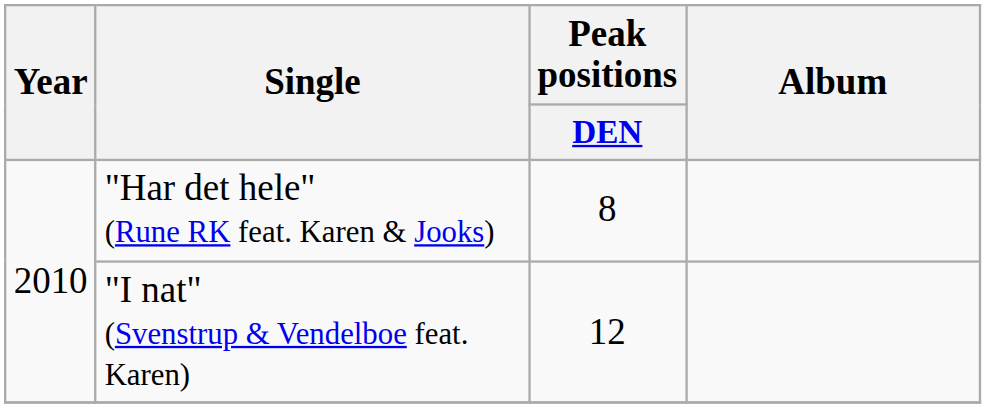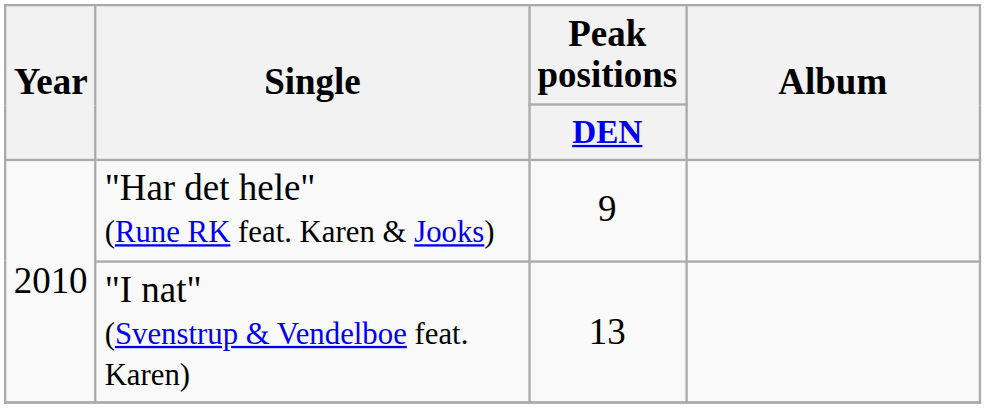(607, 209) 8 -> (607, 209) 9
(607, 330) 12 -> (607, 330) 13
